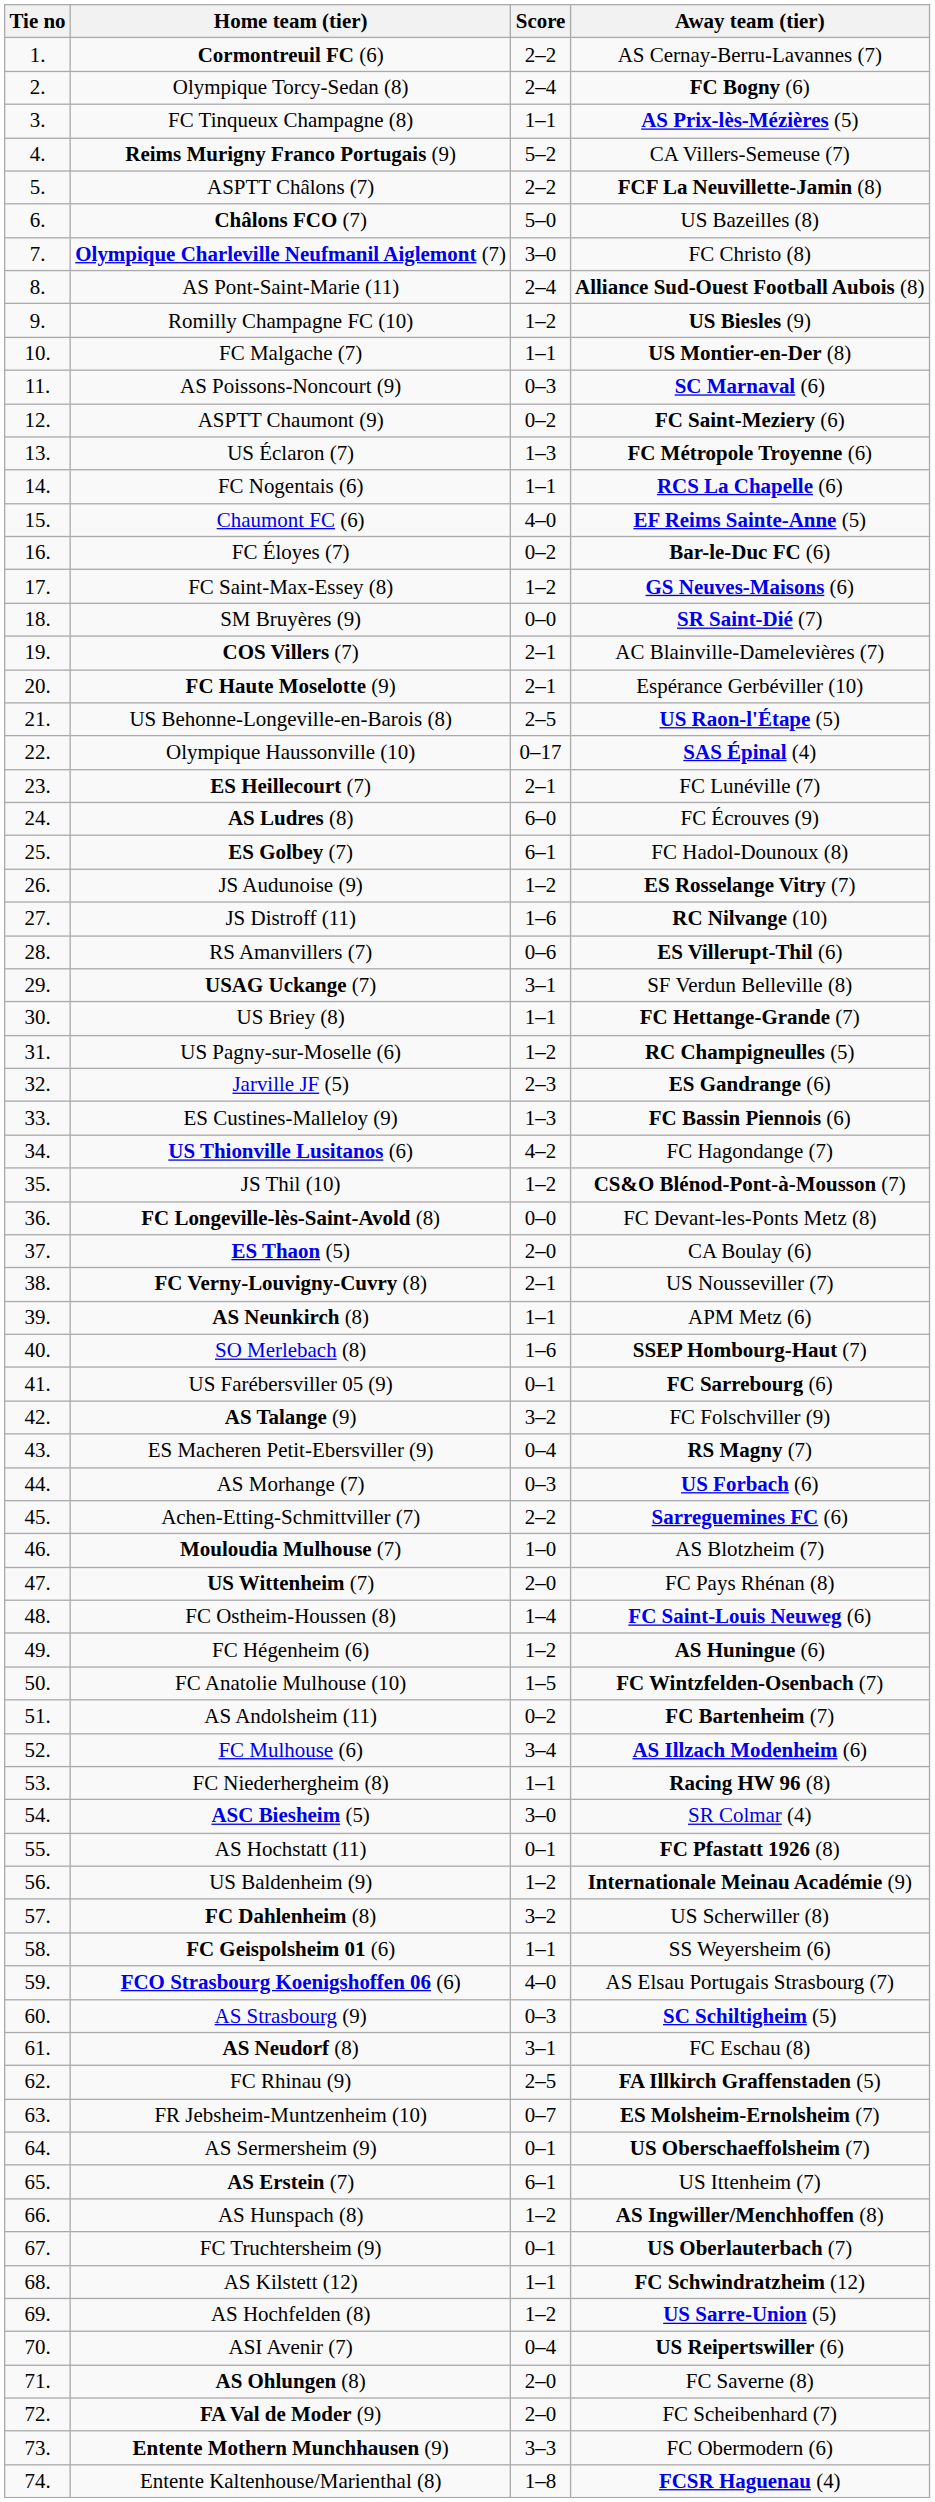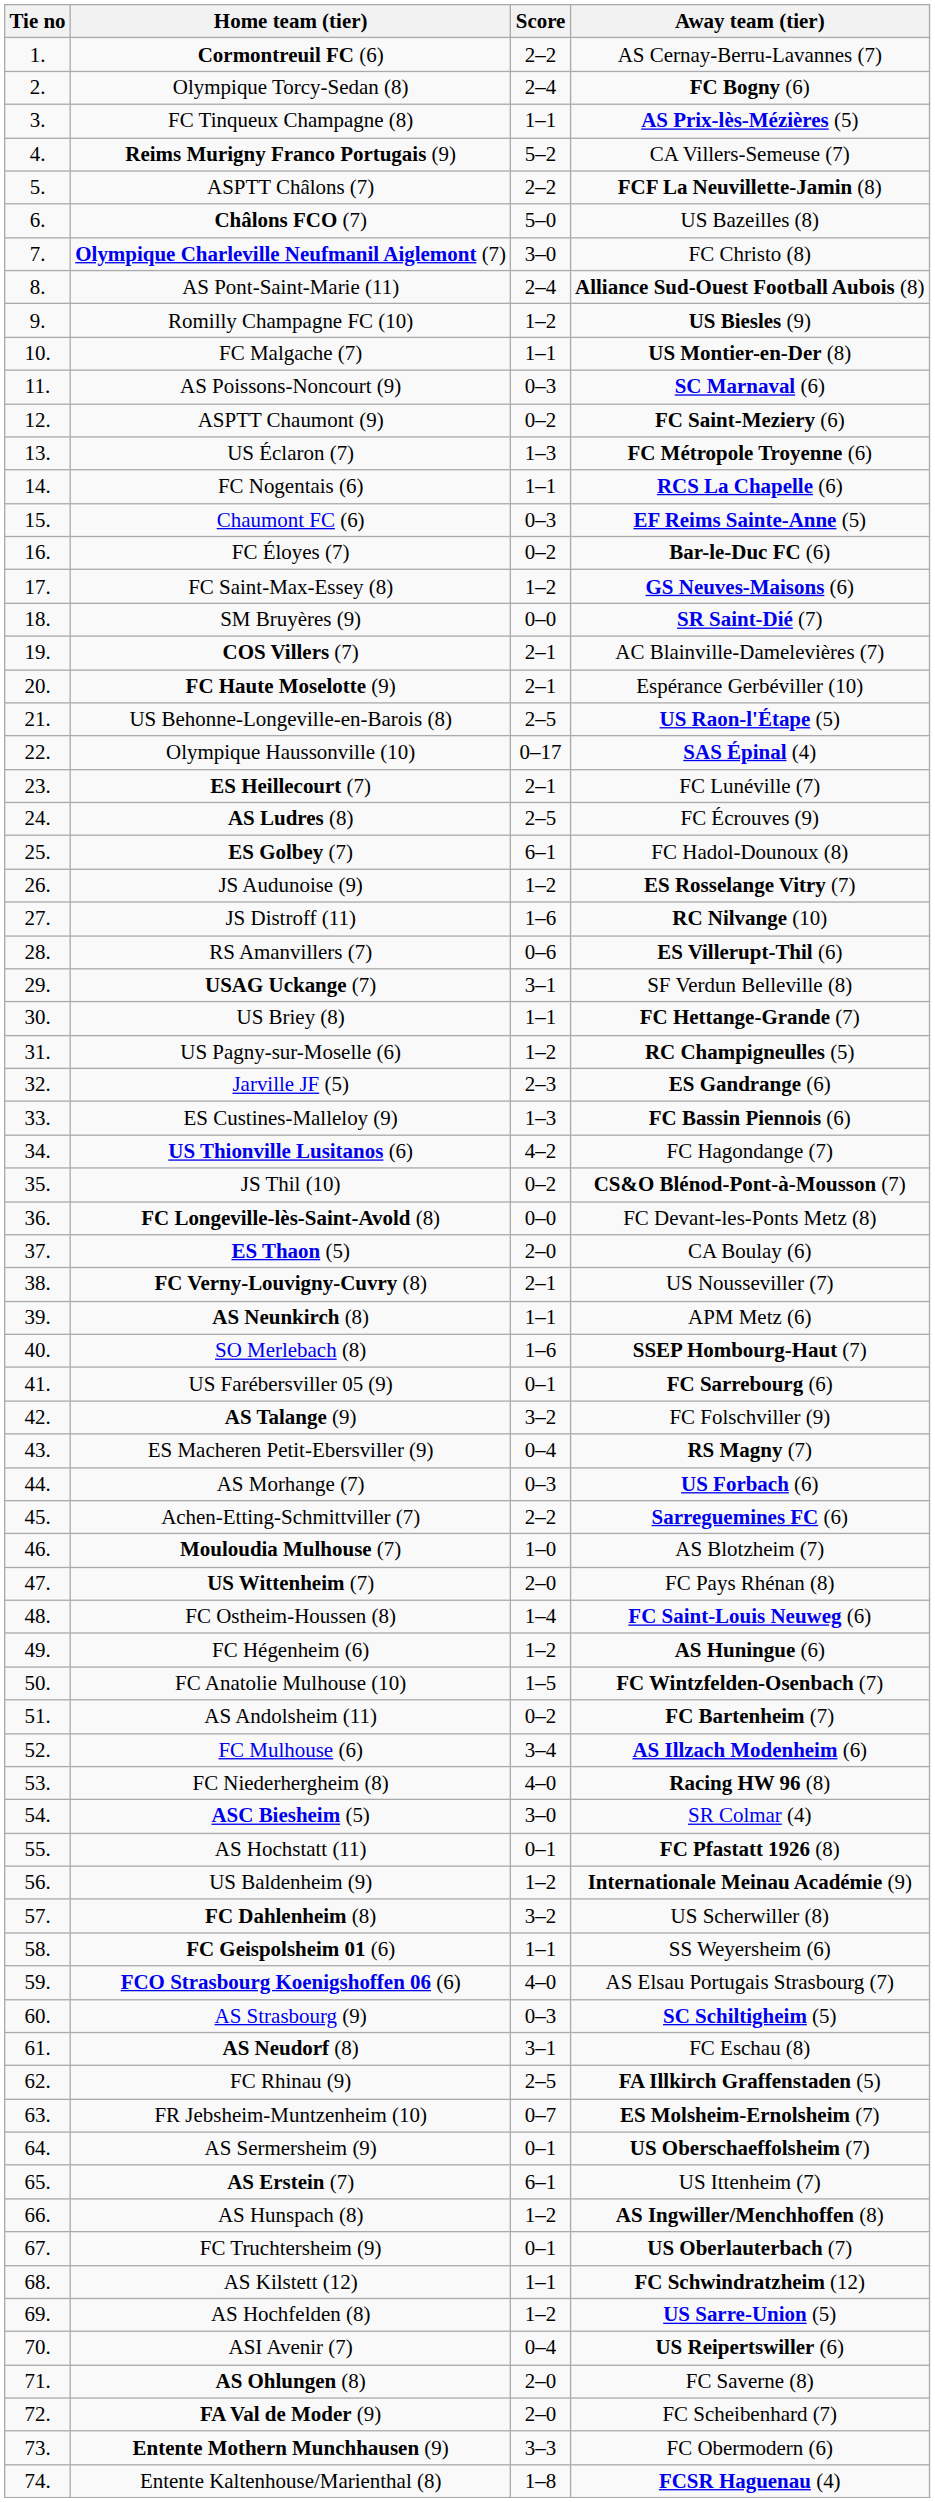(541, 519) 4–0 -> (541, 519) 0–3
(541, 818) 6–0 -> (541, 818) 2–5
(541, 1184) 1–2 -> (541, 1184) 0–2
(541, 1782) 1–1 -> (541, 1782) 4–0
